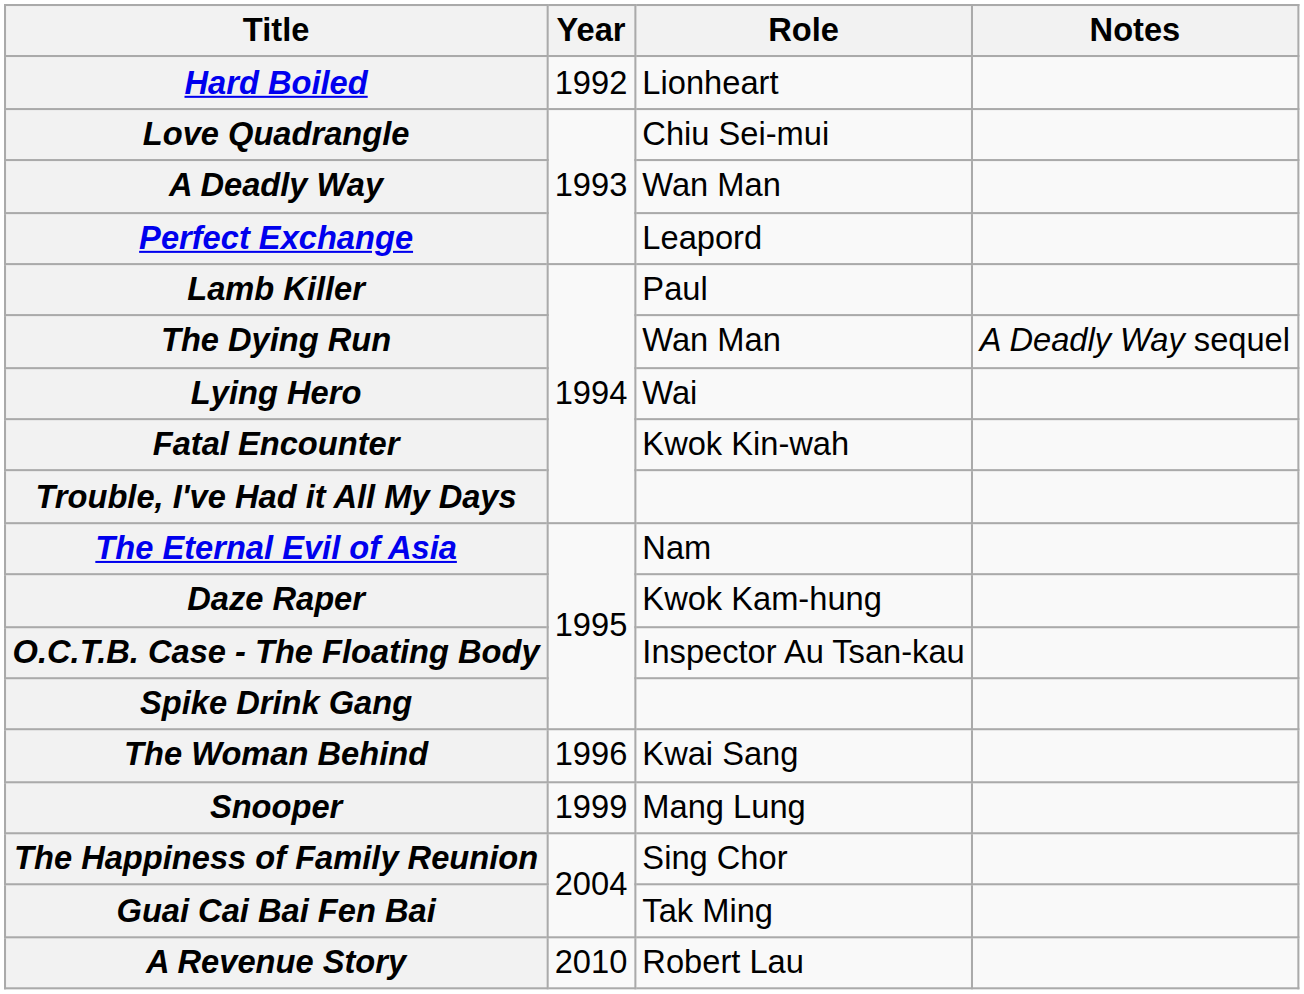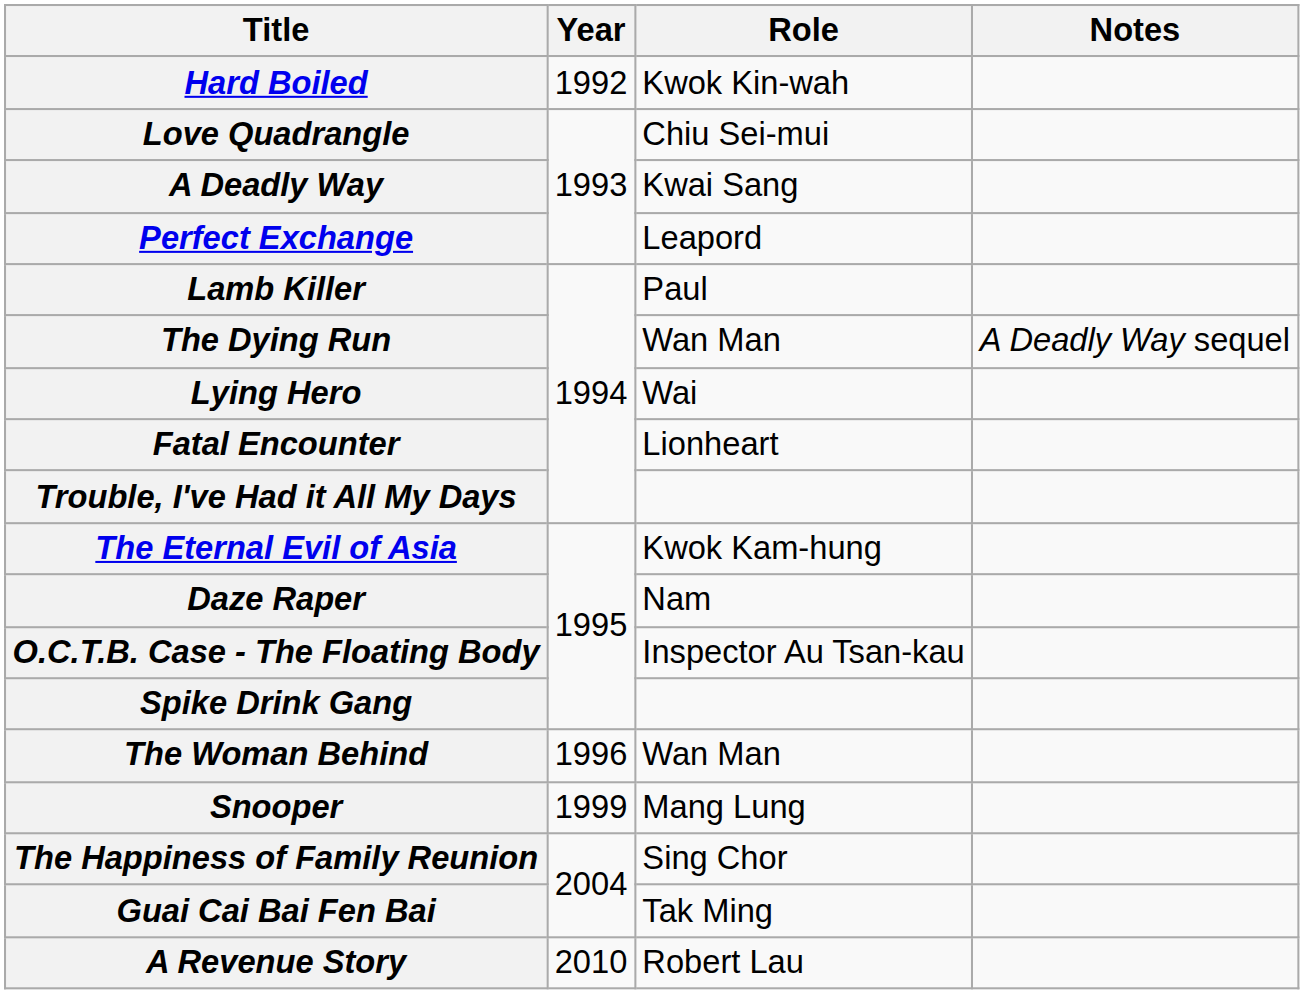(710, 82) Lionheart -> (746, 82) Kwok Kin-wah
(712, 185) Wan Man -> (720, 185) Kwai Sang
(746, 444) Kwok Kin-wah -> (710, 444) Lionheart
(677, 548) Nam -> (762, 548) Kwok Kam-hung
(762, 599) Kwok Kam-hung -> (677, 599) Nam
(720, 755) Kwai Sang -> (712, 755) Wan Man
